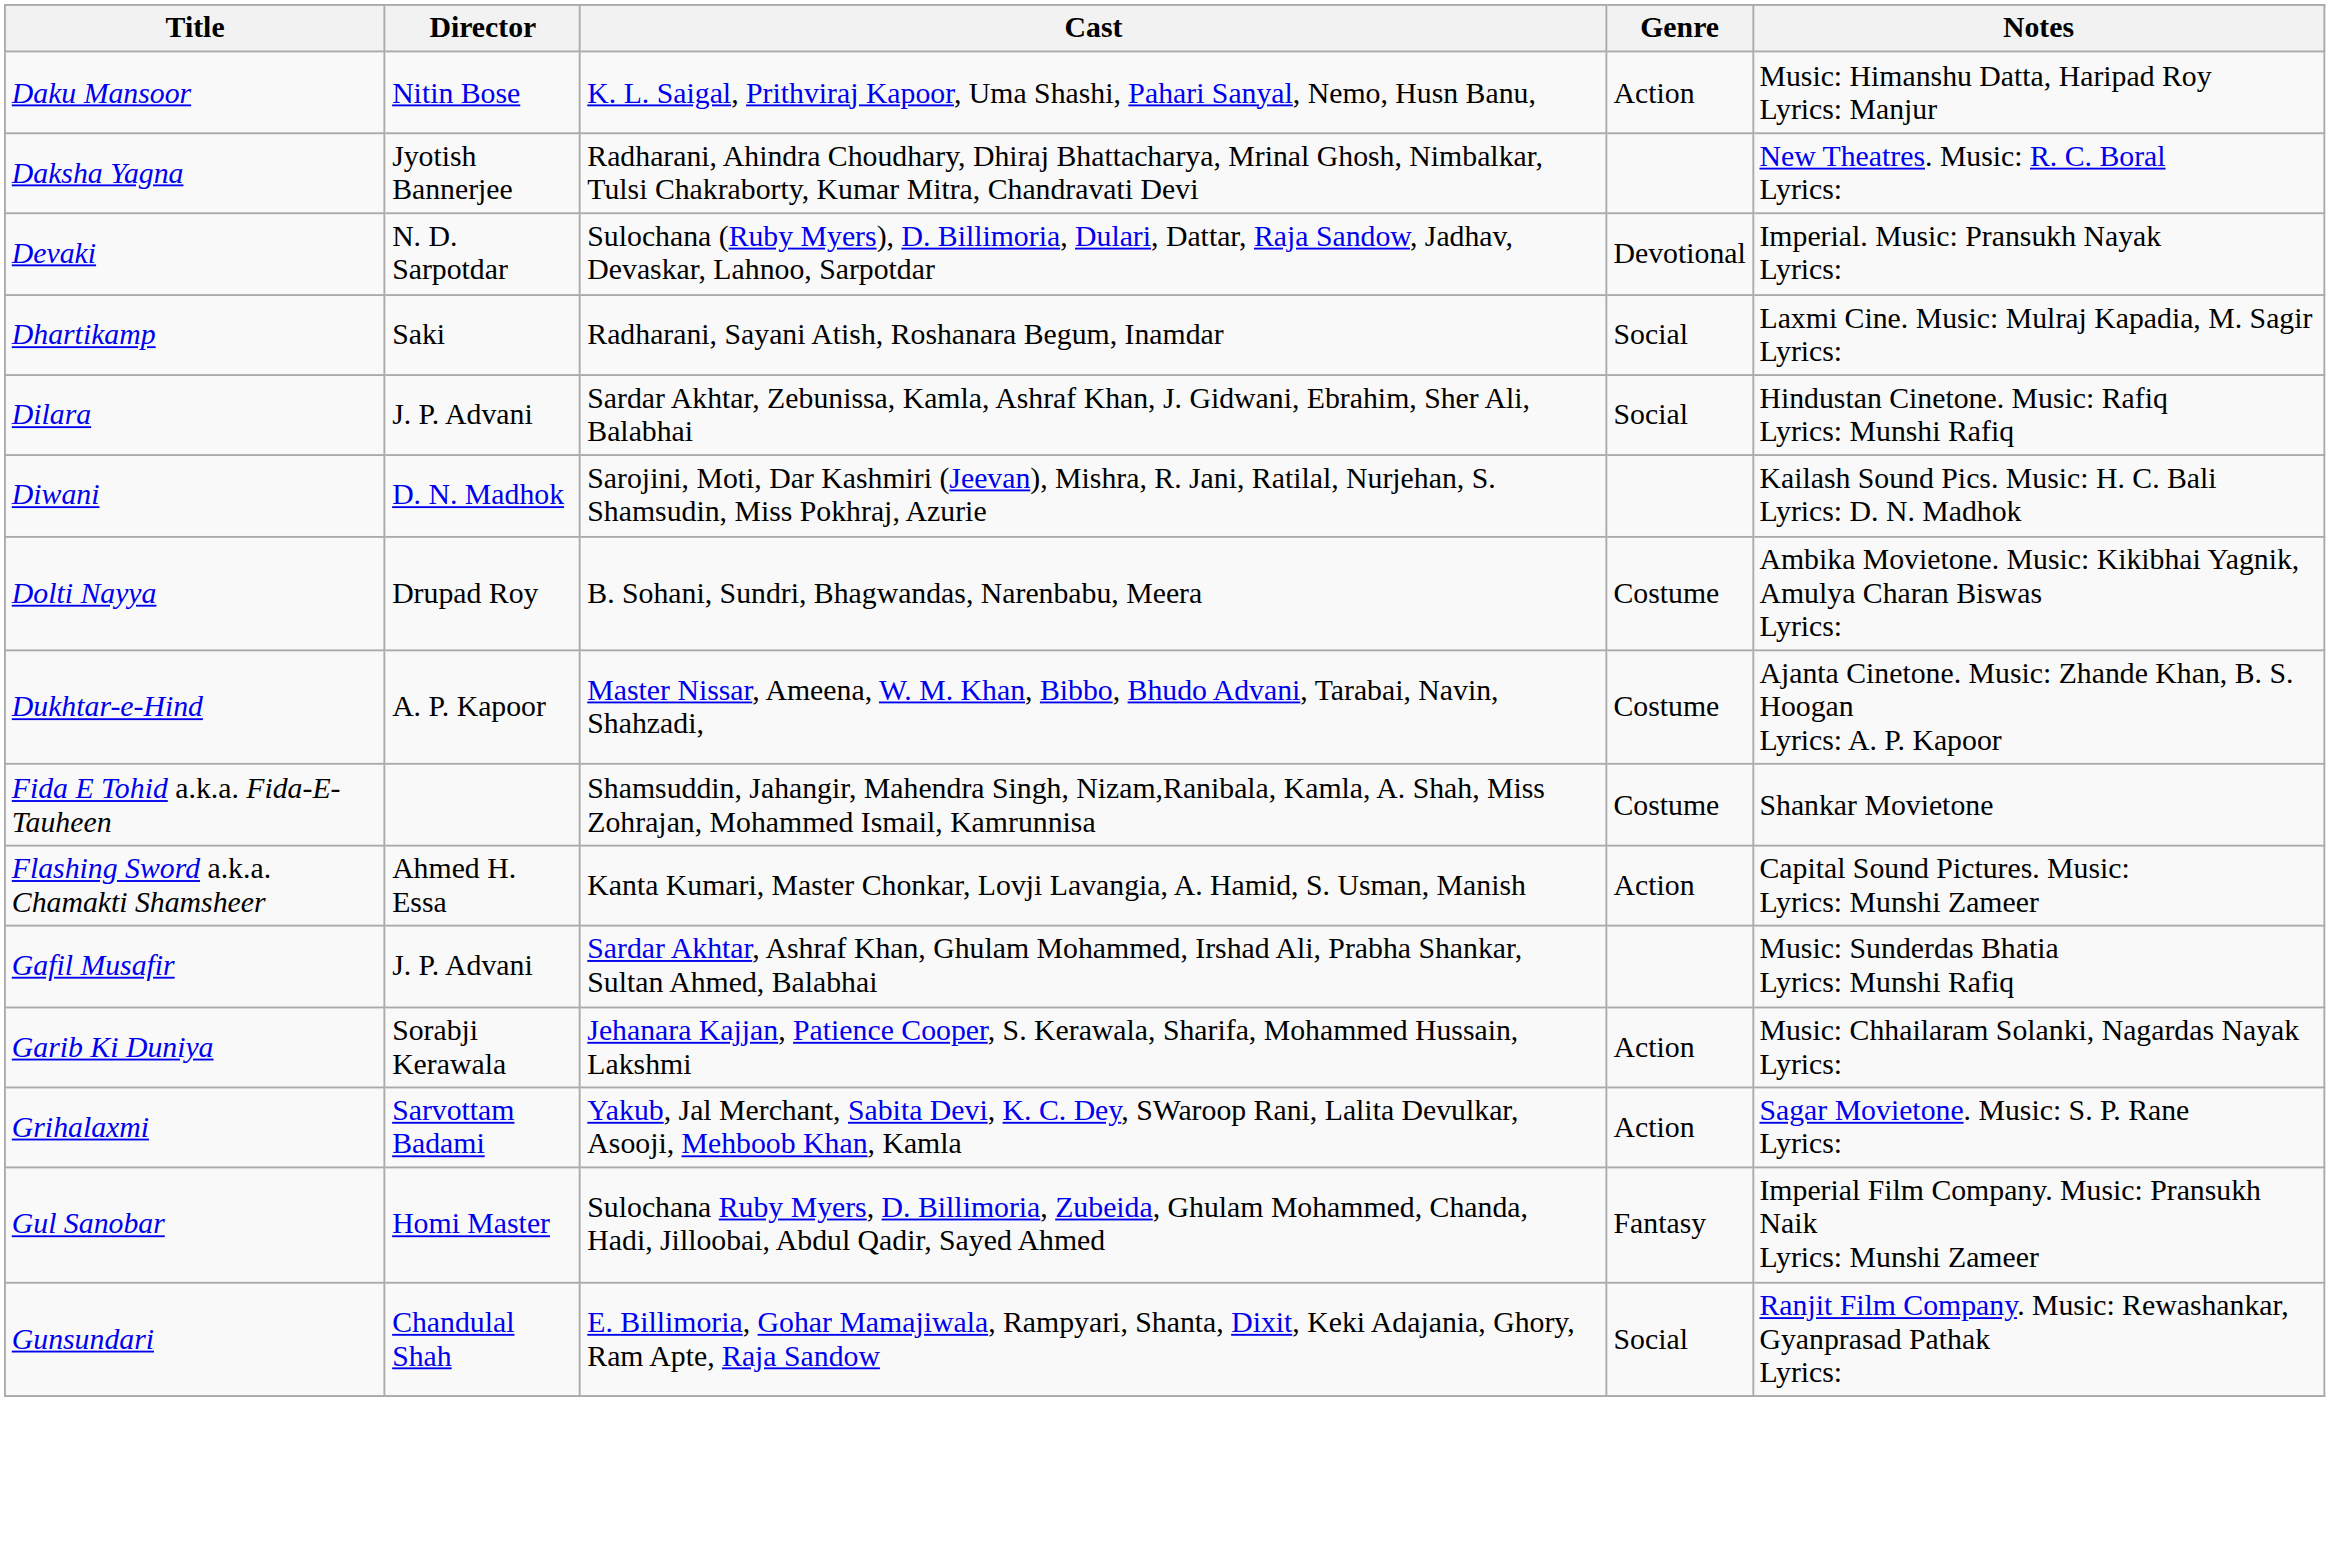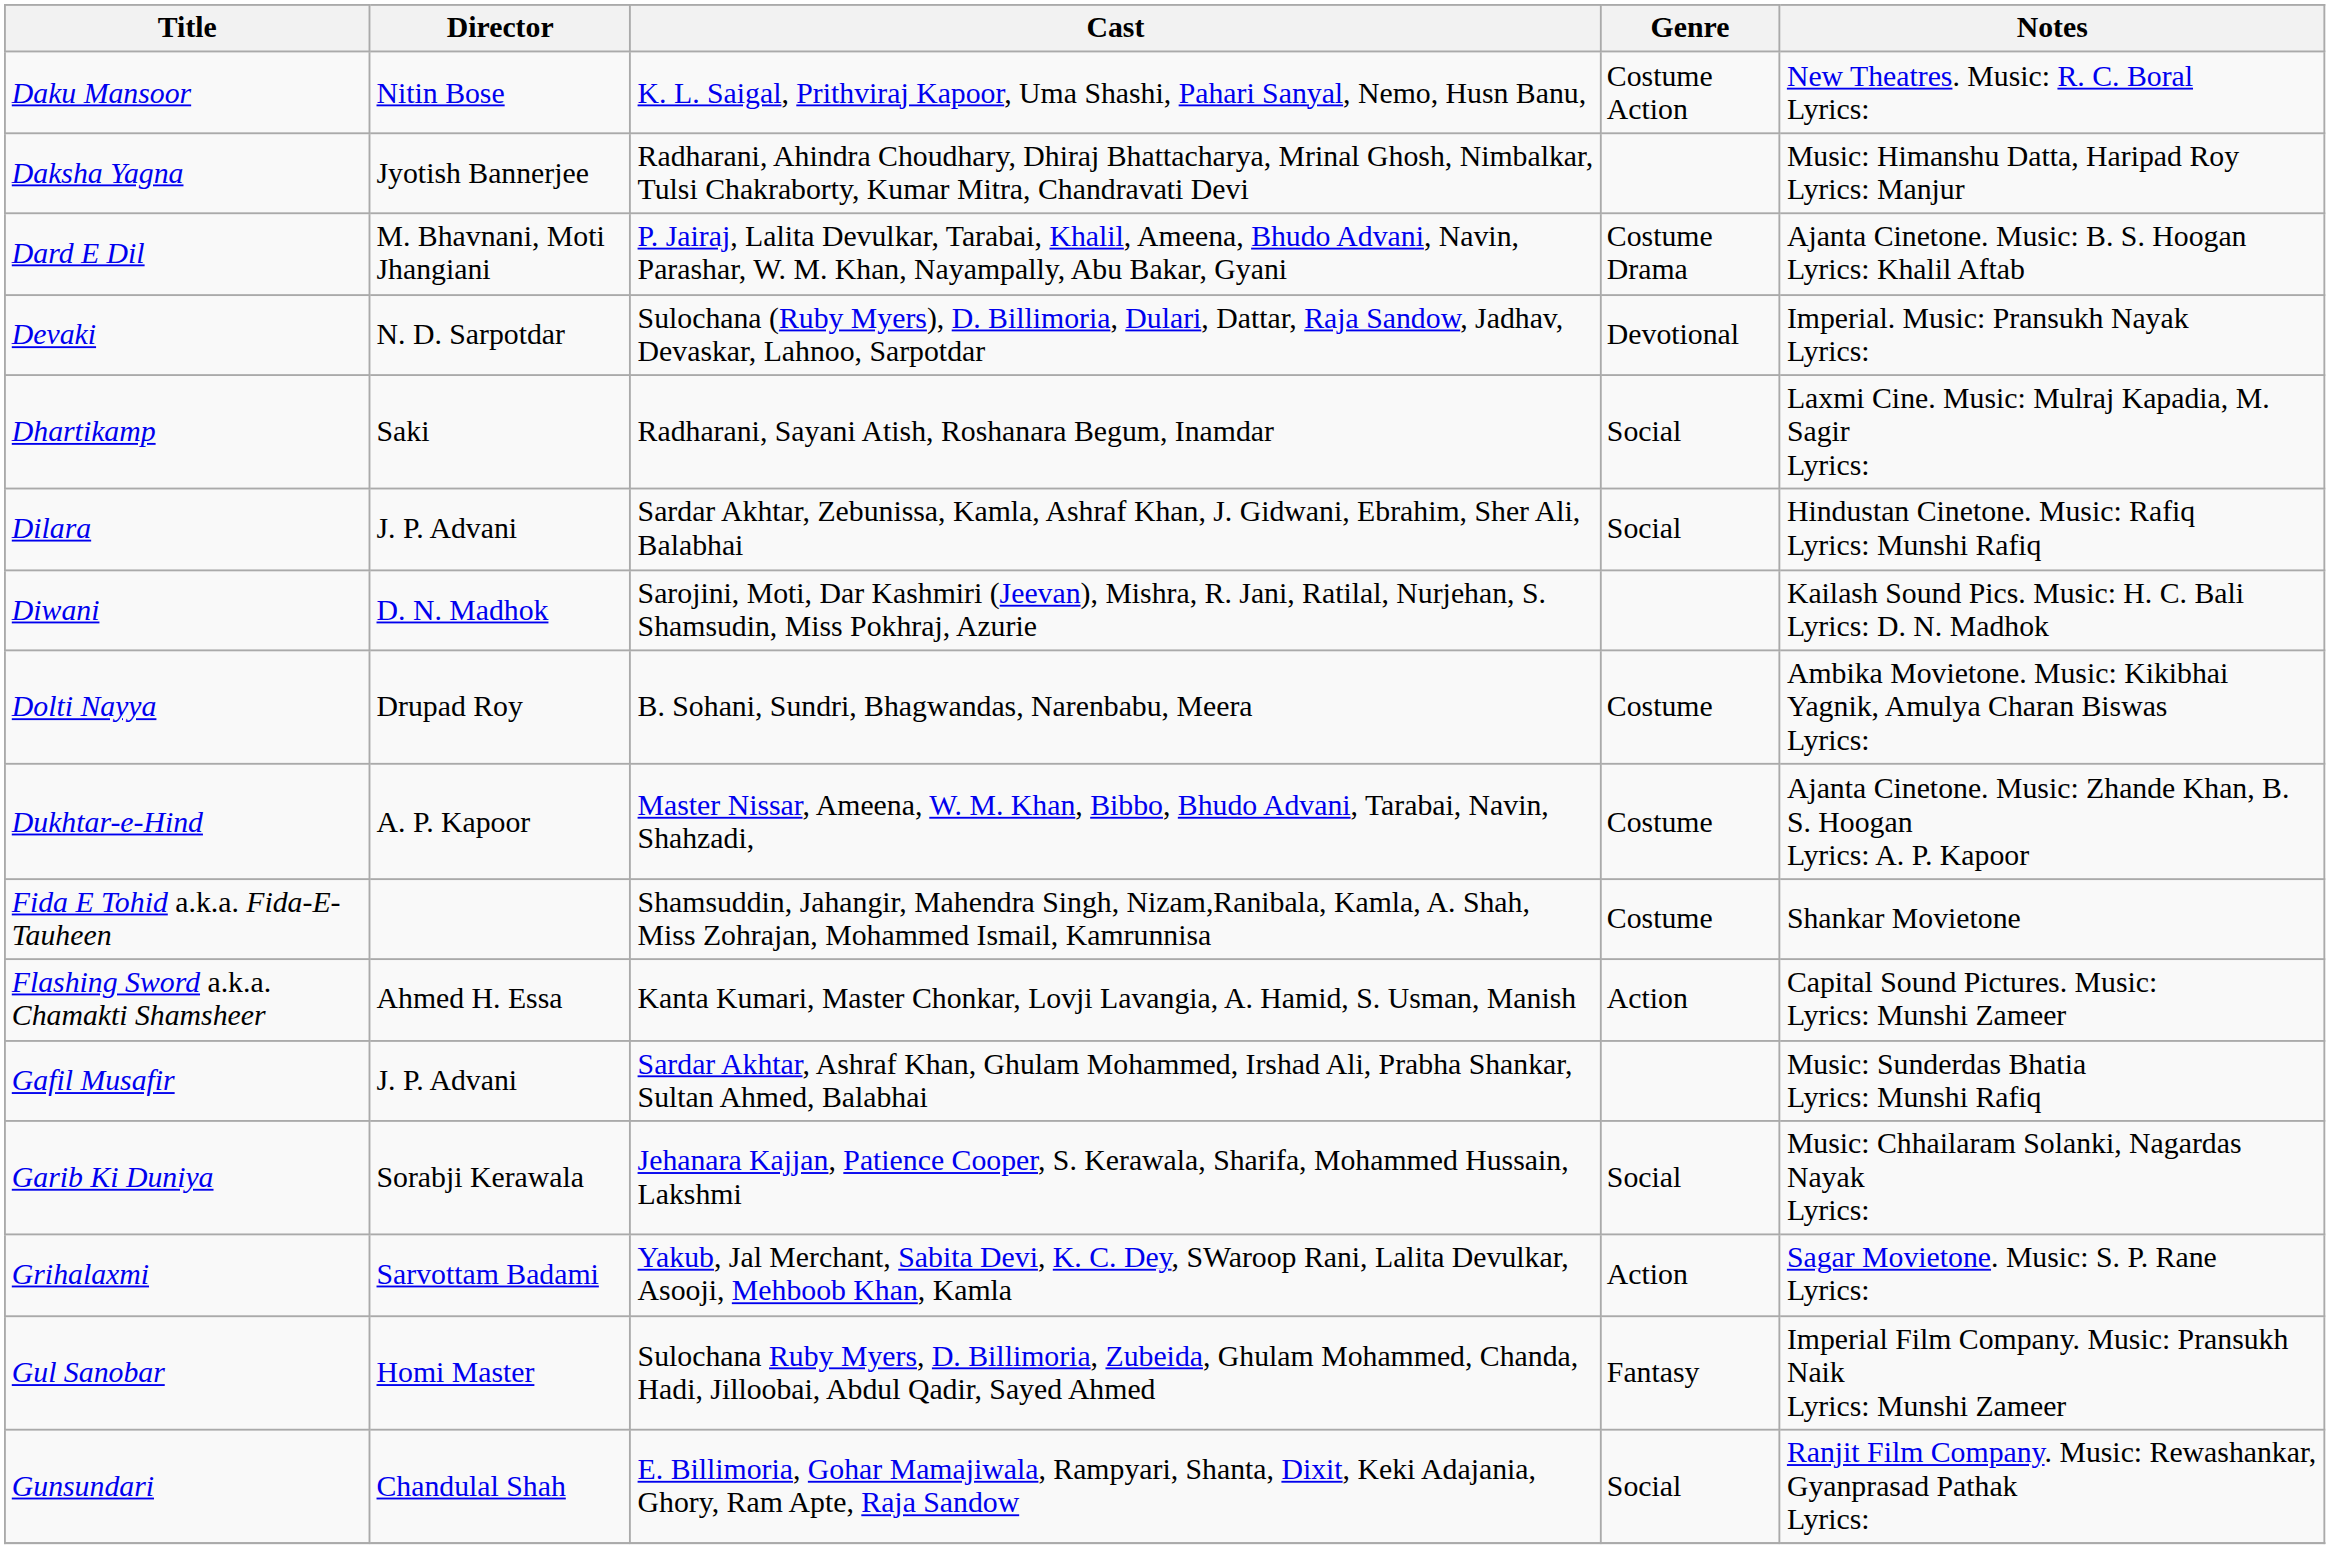(1654, 92) Action -> (1660, 92) Costume Action
(1986, 92) Music: Himanshu Datta, Haripad Roy Lyrics: Manjur -> (1990, 92) New Theatres. Music: R. C. Boral Lyrics:
(1963, 172) New Theatres. Music: R. C. Boral Lyrics: -> (2013, 172) Music: Himanshu Datta, Haripad Roy Lyrics: Manjur
+ row: (78, 253)
(1654, 1046) Action -> (1644, 1177) Social
